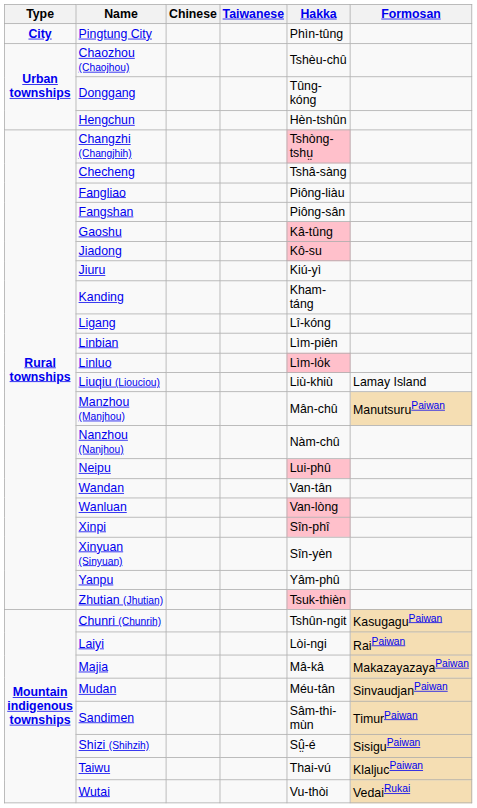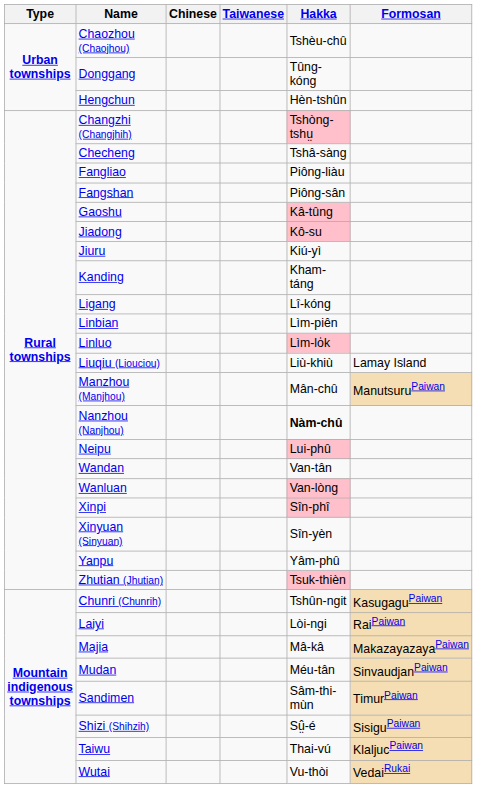- row: (115, 33)
(315, 442) normal -> (316, 422) bold
